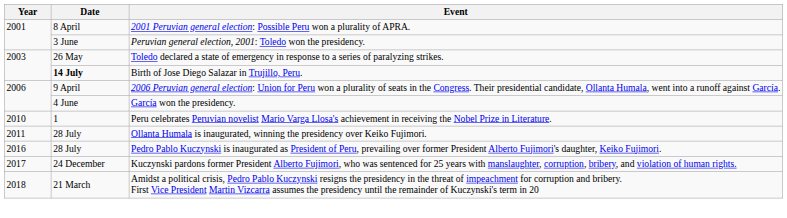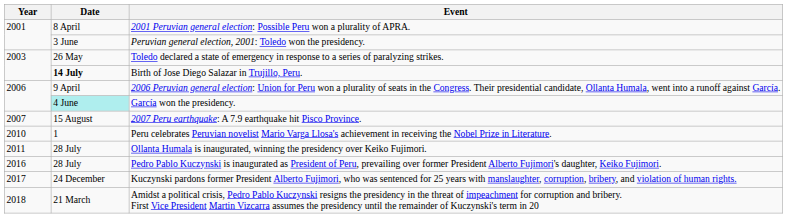(66, 103) no background -> (66, 103) paleturquoise background
+ row: (246, 118)
